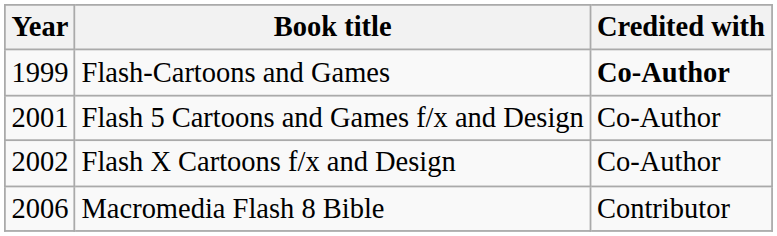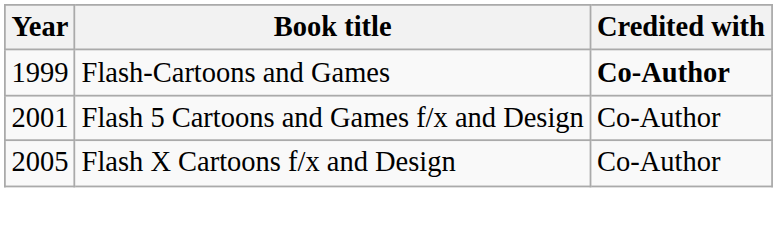(40, 162) 2002 -> (40, 162) 2005
- row: (233, 207)
